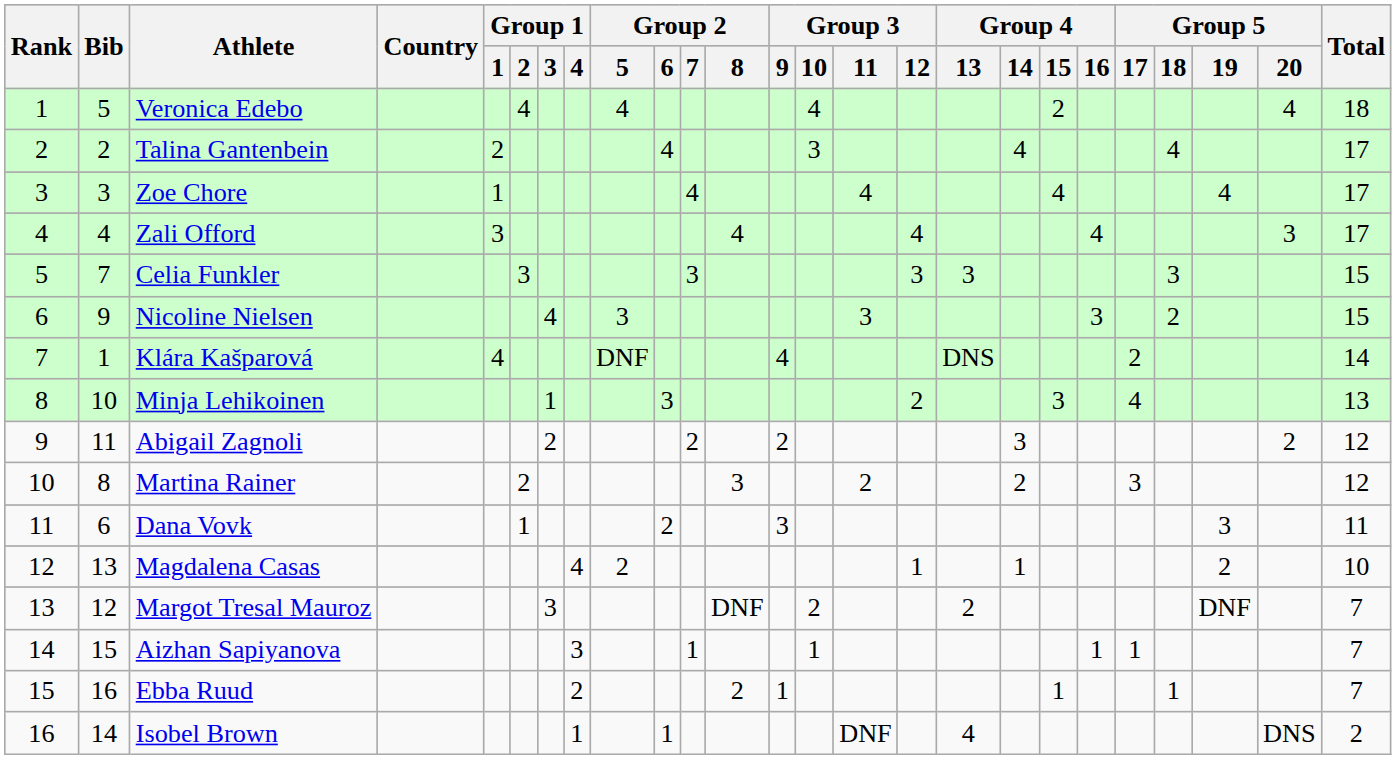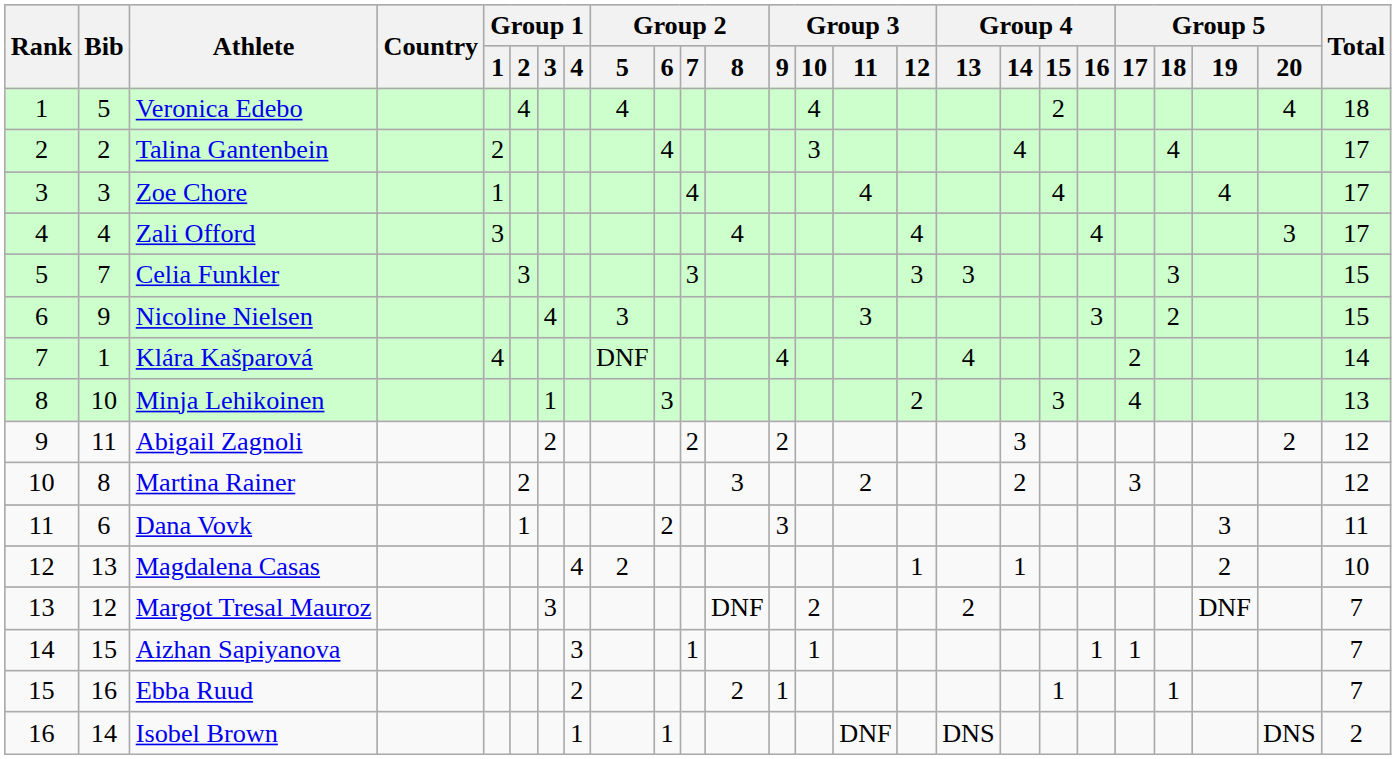(968, 358) DNS -> (968, 358) 4
(968, 732) 4 -> (968, 732) DNS
